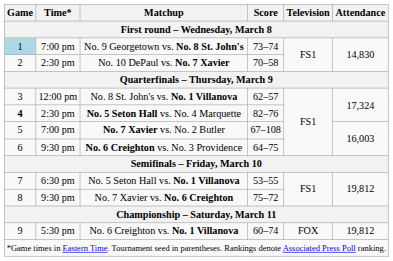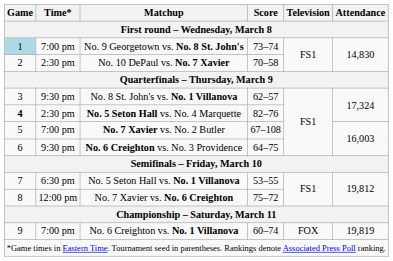(58, 97) 12:00 pm -> (58, 97) 9:30 pm
(58, 197) 9:30 pm -> (58, 197) 12:00 pm
(58, 231) 5:30 pm -> (58, 231) 7:00 pm
(360, 231) 19,812 -> (360, 231) 19,819
